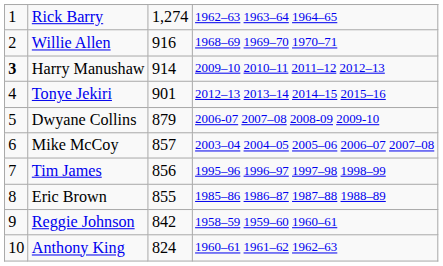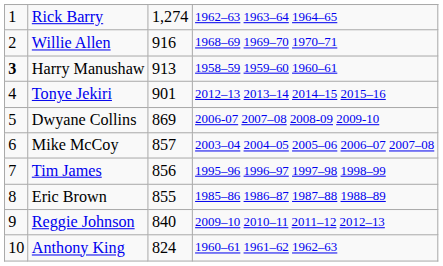(164, 68) 914 -> (164, 68) 913
(290, 68) 2009–10 2010–11 2011–12 2012–13 -> (266, 68) 1958–59 1959–60 1960–61
(164, 119) 879 -> (164, 119) 869
(164, 222) 842 -> (164, 222) 840
(266, 222) 1958–59 1959–60 1960–61 -> (290, 222) 2009–10 2010–11 2011–12 2012–13
